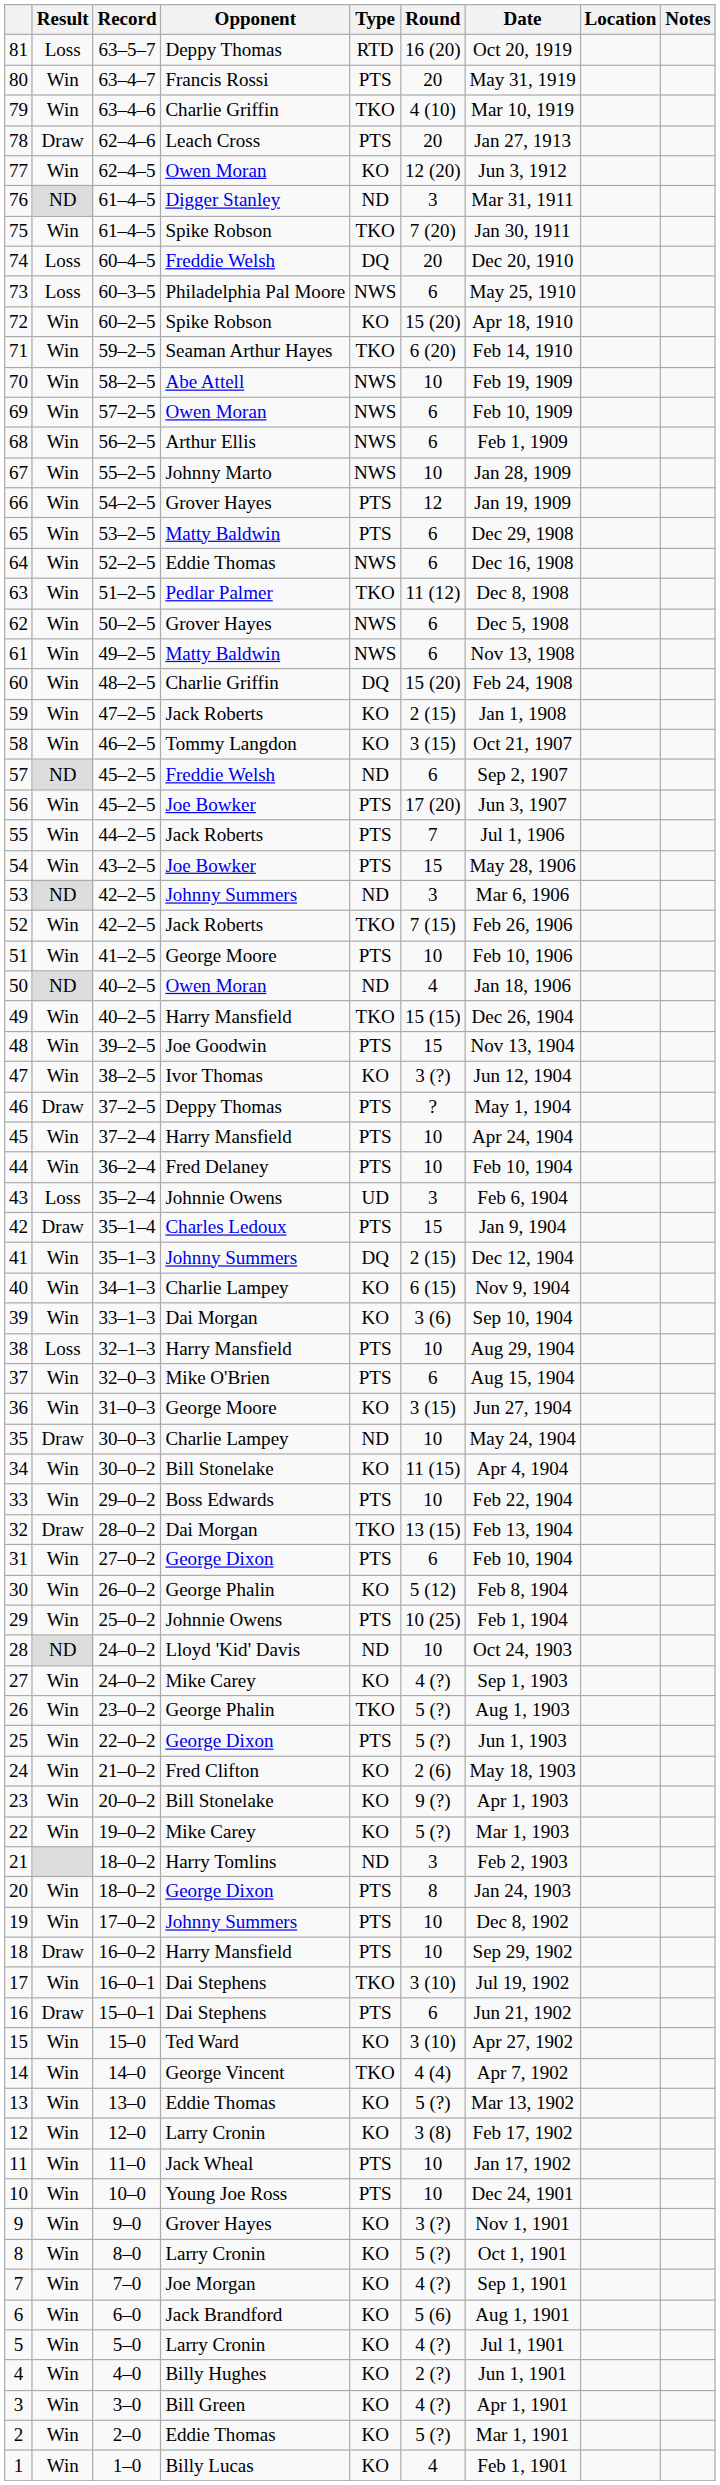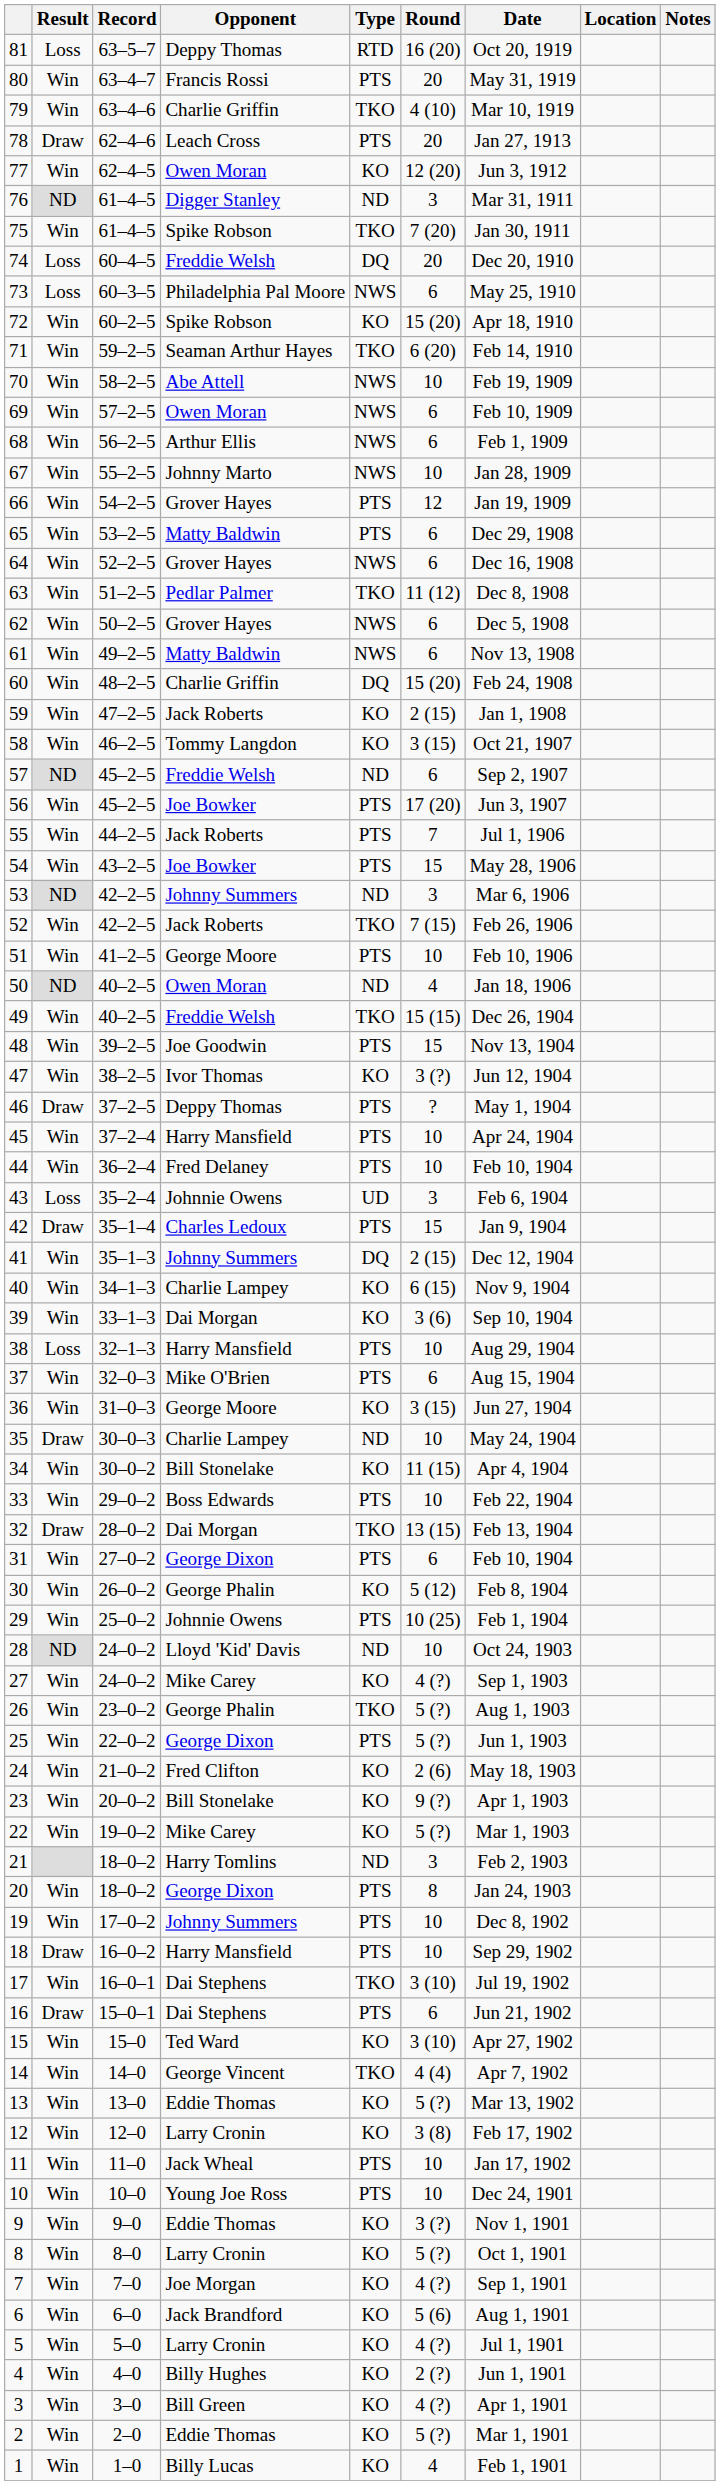(220, 563) Eddie Thomas -> (219, 563) Grover Hayes
(229, 1016) Harry Mansfield -> (220, 1016) Freddie Welsh
(219, 2223) Grover Hayes -> (220, 2223) Eddie Thomas
